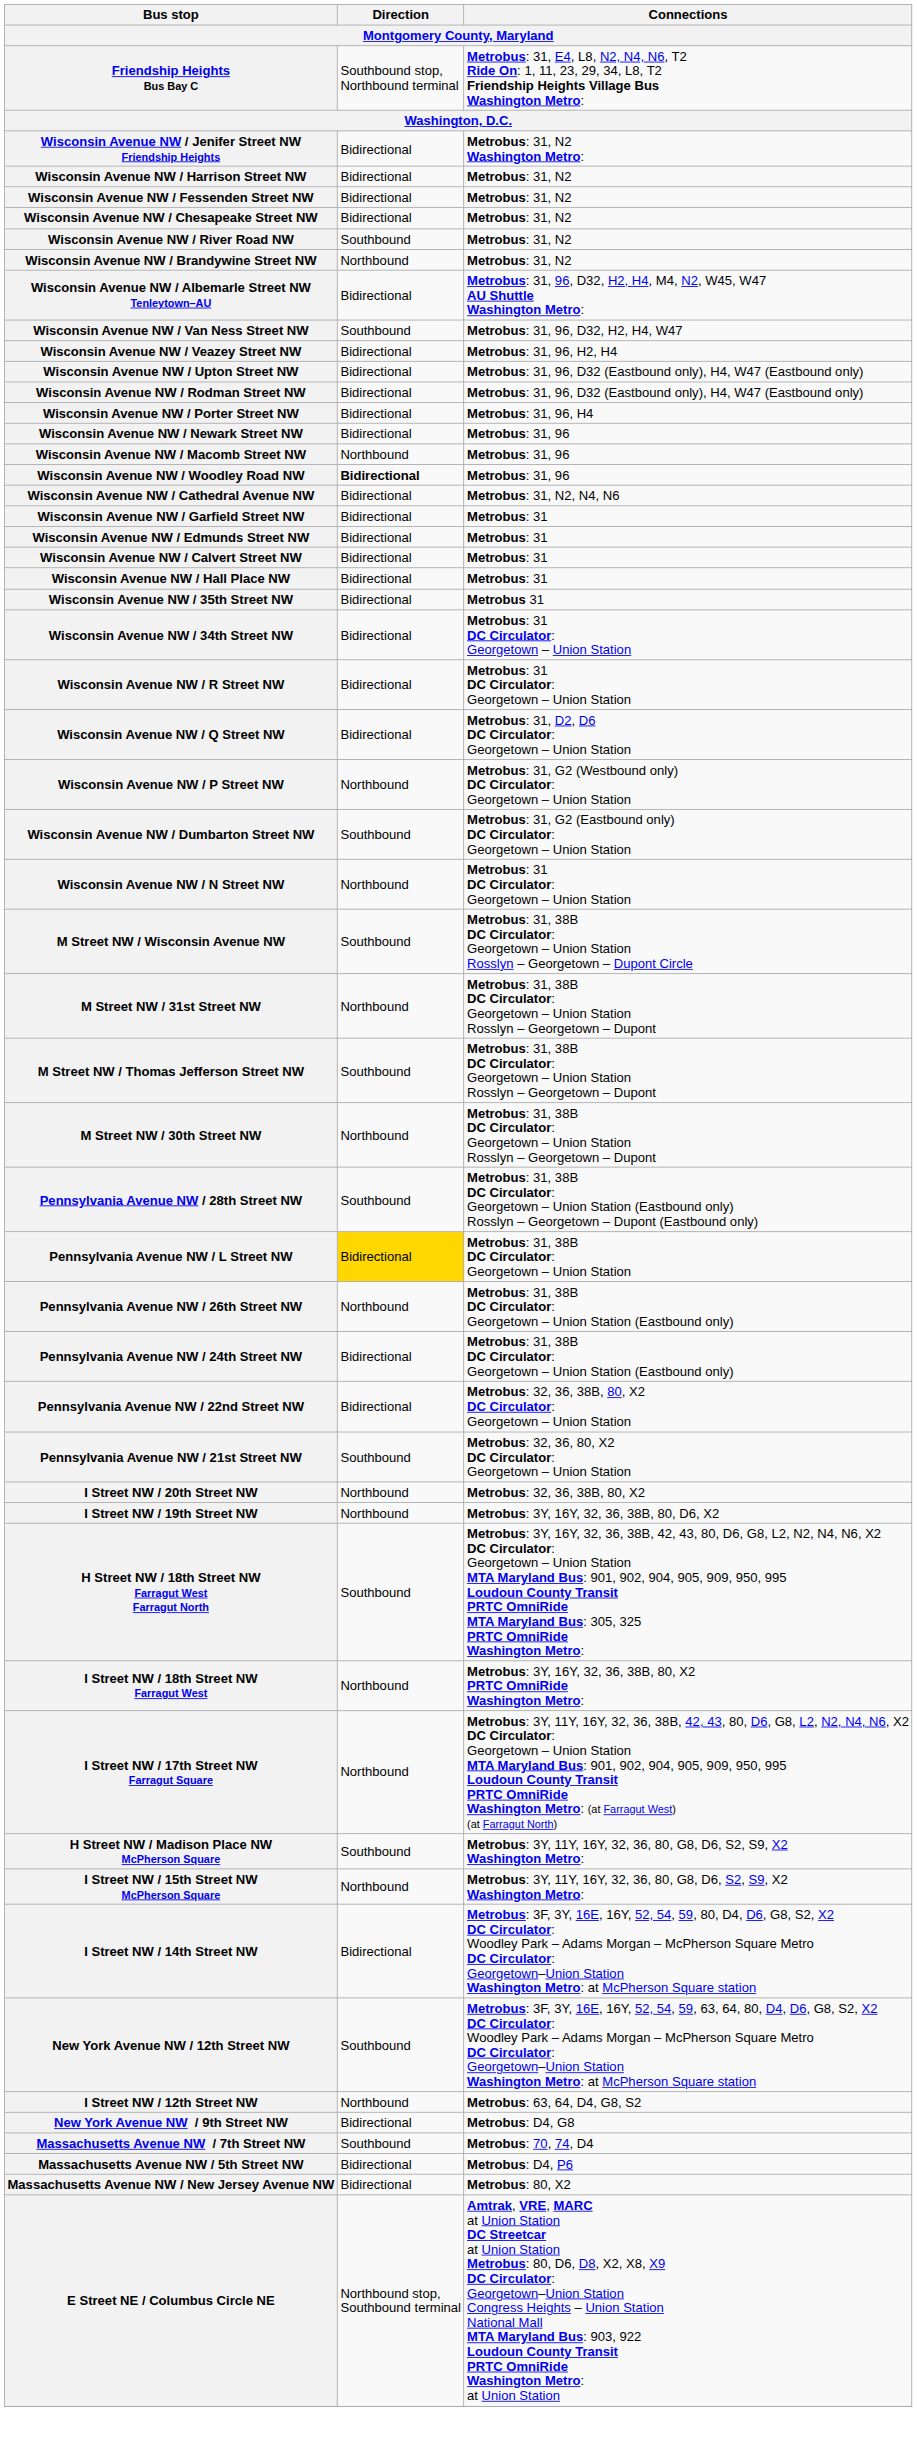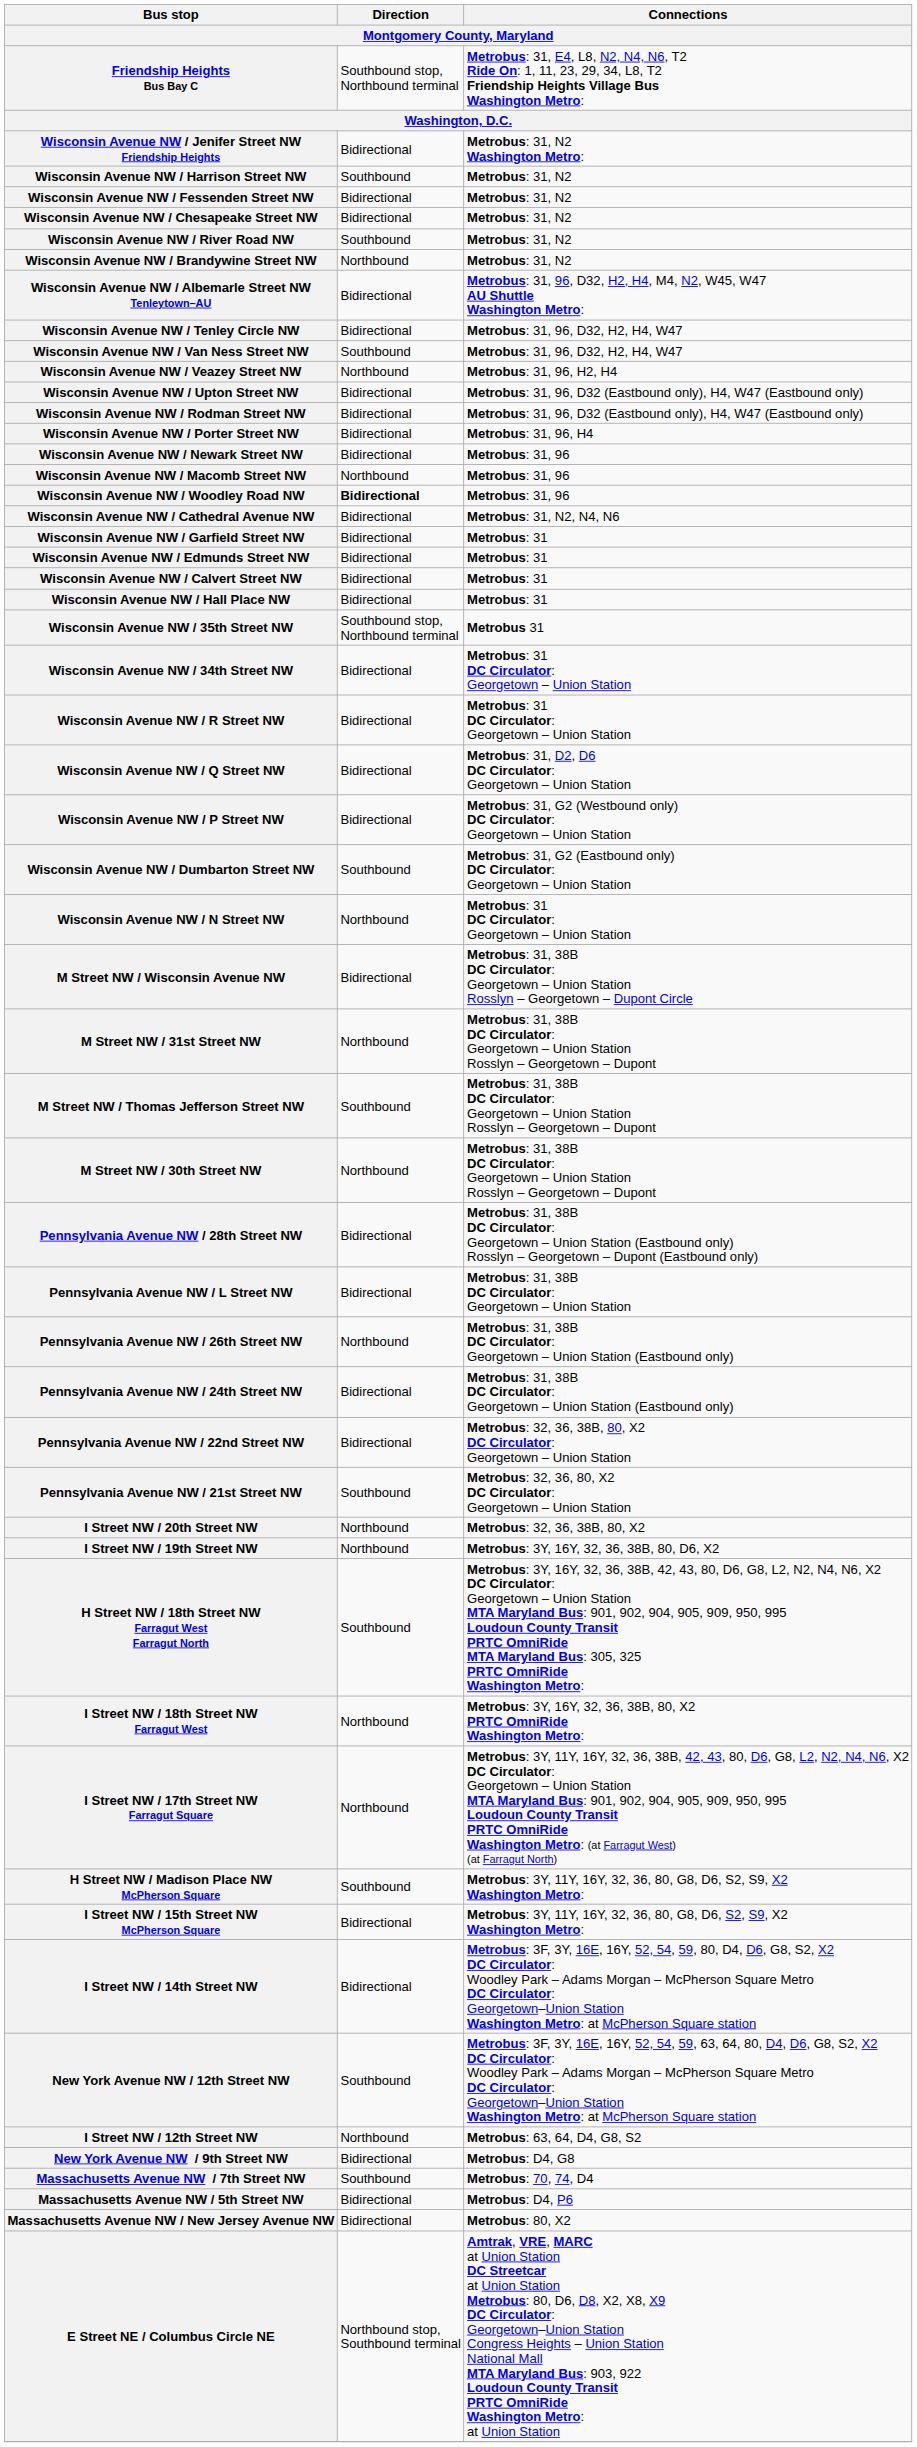(376, 177) Bidirectional -> (376, 177) Southbound
+ row: (171, 330)
(376, 351) Bidirectional -> (375, 372) Northbound
(376, 599) Bidirectional -> (400, 627) Southbound stop, Northbound terminal
(375, 784) Northbound -> (376, 820) Bidirectional
(376, 942) Southbound -> (376, 977) Bidirectional
(376, 1200) Southbound -> (376, 1235) Bidirectional
(376, 1257) gold background -> (376, 1292) no background
(375, 1887) Northbound -> (376, 1922) Bidirectional
